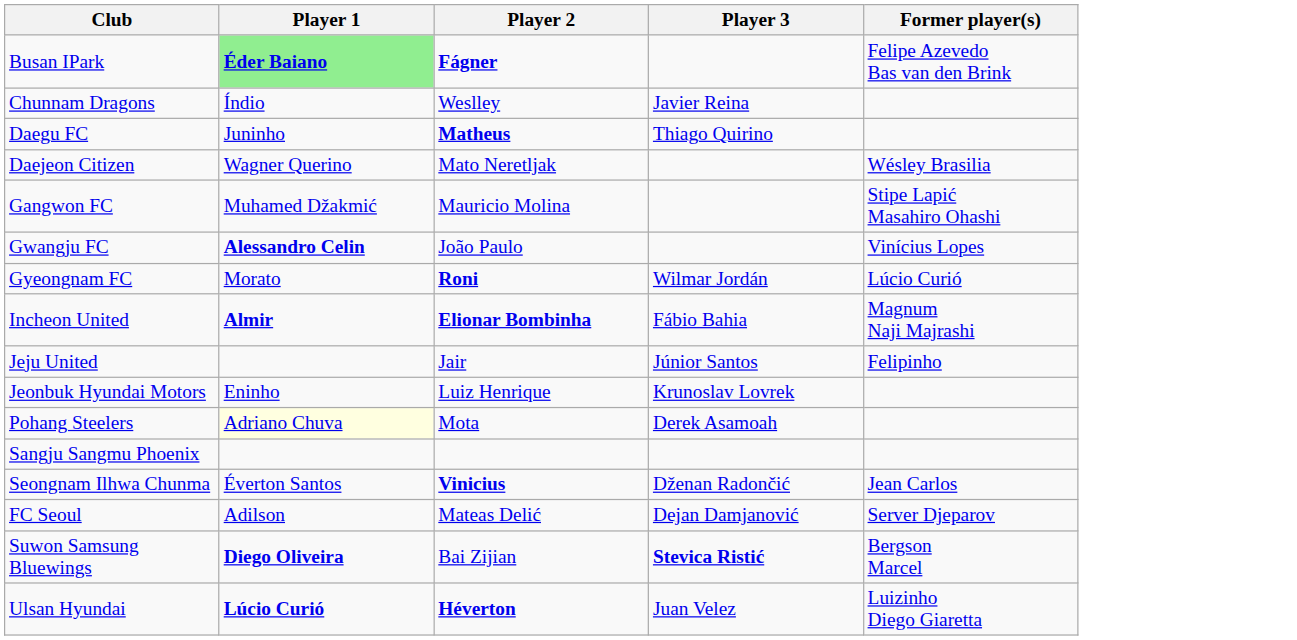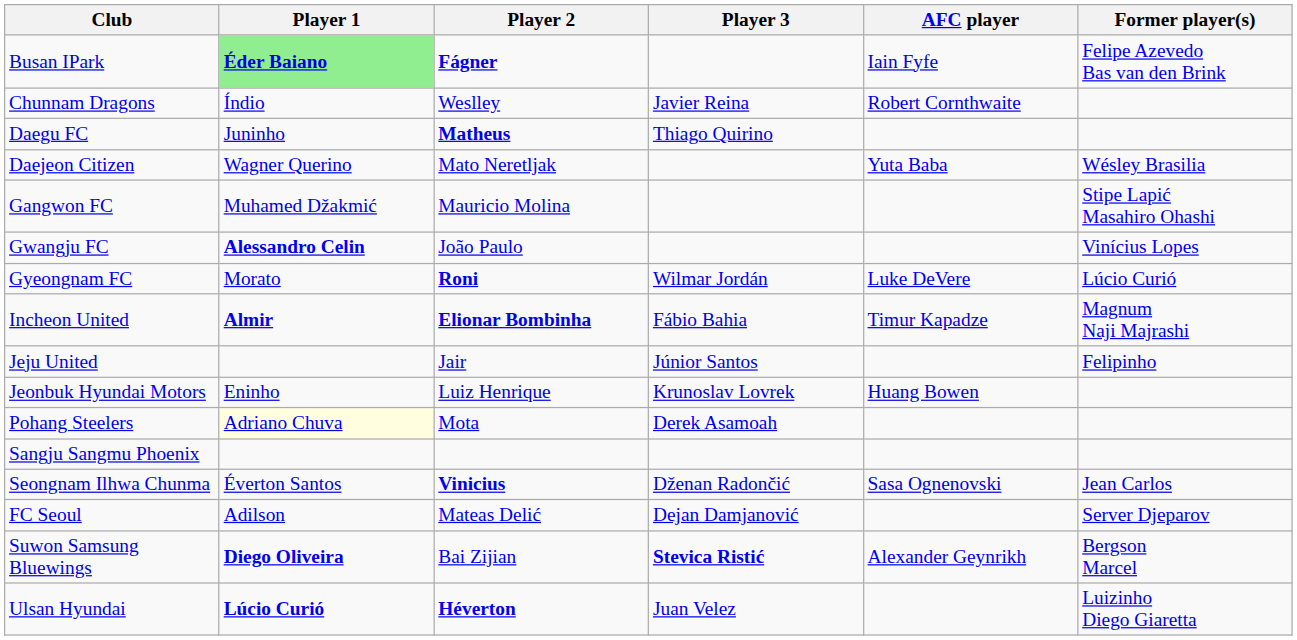+ column: (970, 19)
